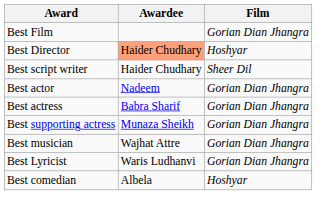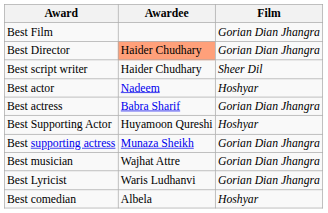(227, 50) Hoshyar -> (269, 50) Gorian Dian Jhangra
(258, 87) Gorian Dian Jhangra -> (238, 87) Hoshyar
+ row: (59, 124)
